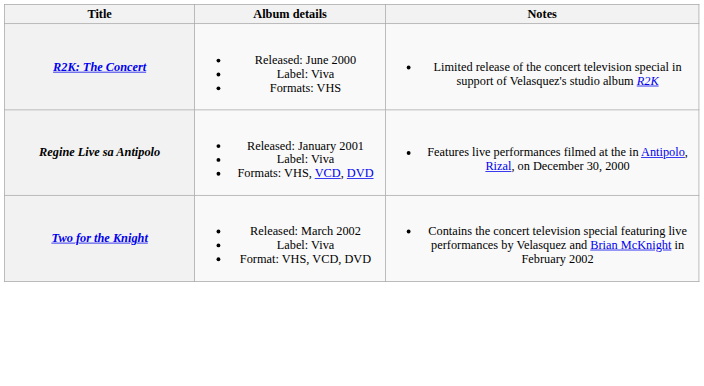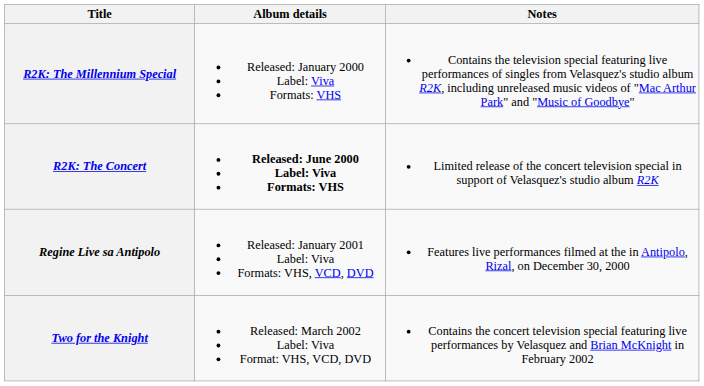+ row: (100, 73)
(290, 74) normal -> (290, 173) bold
